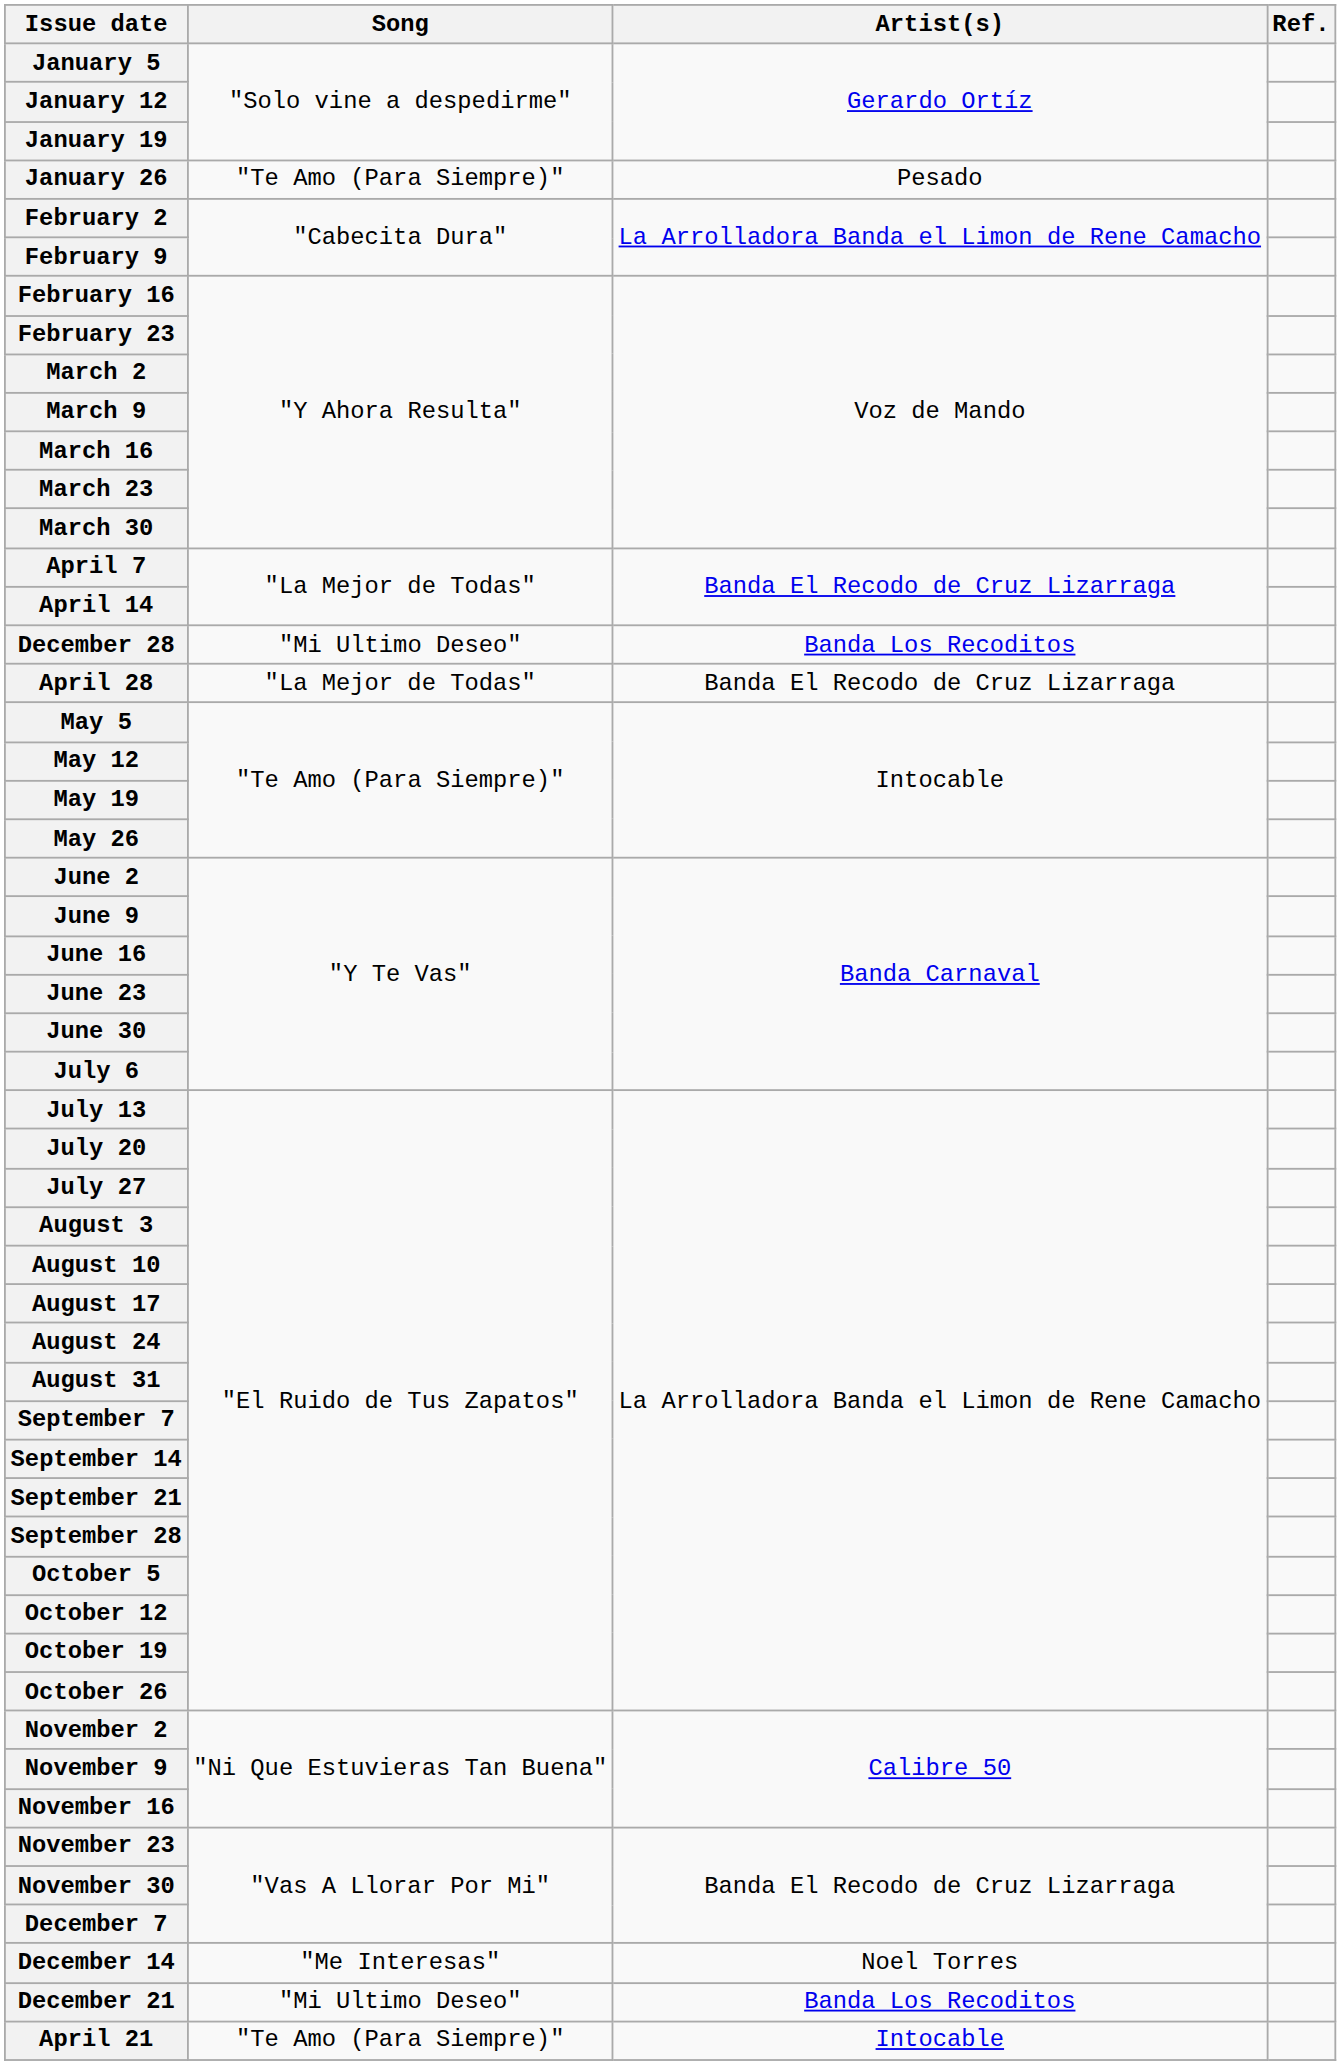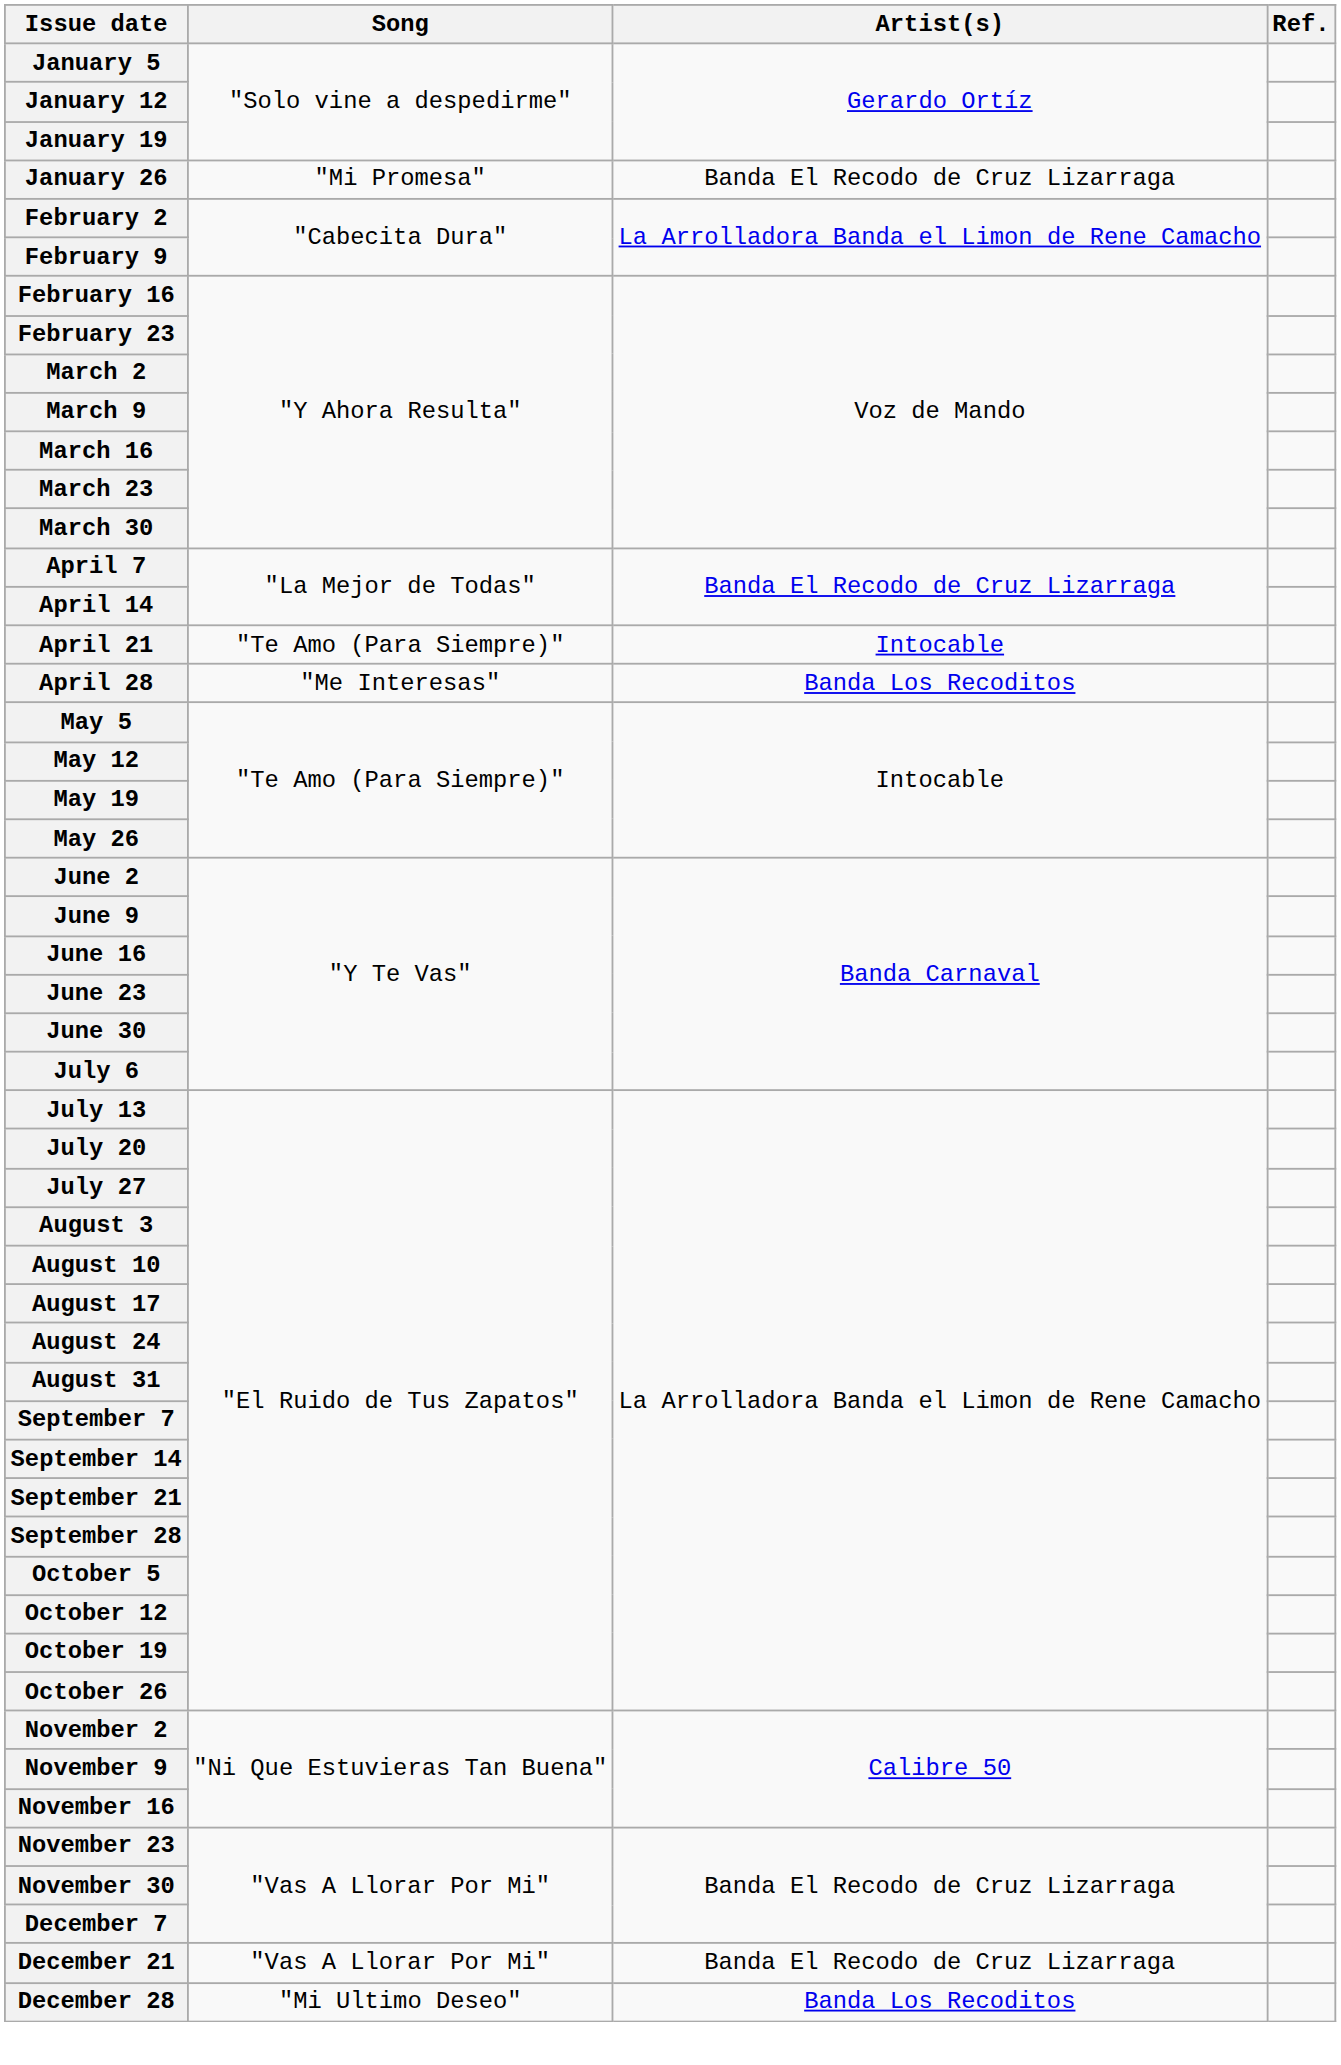(400, 179) "Te Amo (Para Siempre)" -> (400, 179) "Mi Promesa"
(940, 179) Pesado -> (940, 179) Banda El Recodo de Cruz Lizarraga
rows swapped: (96, 2041) <-> (96, 645)
(400, 683) "La Mejor de Todas" -> (400, 683) "Me Interesas"
(940, 683) Banda El Recodo de Cruz Lizarraga -> (940, 683) Banda Los Recoditos
- row: (96, 1963)
(400, 2002) "Mi Ultimo Deseo" -> (400, 1963) "Vas A Llorar Por Mi"
(940, 2002) Banda Los Recoditos -> (940, 1963) Banda El Recodo de Cruz Lizarraga
